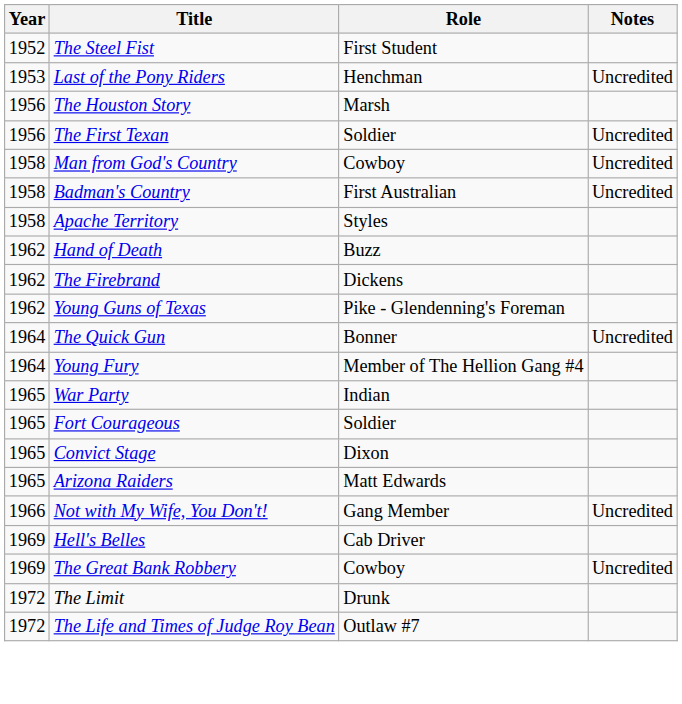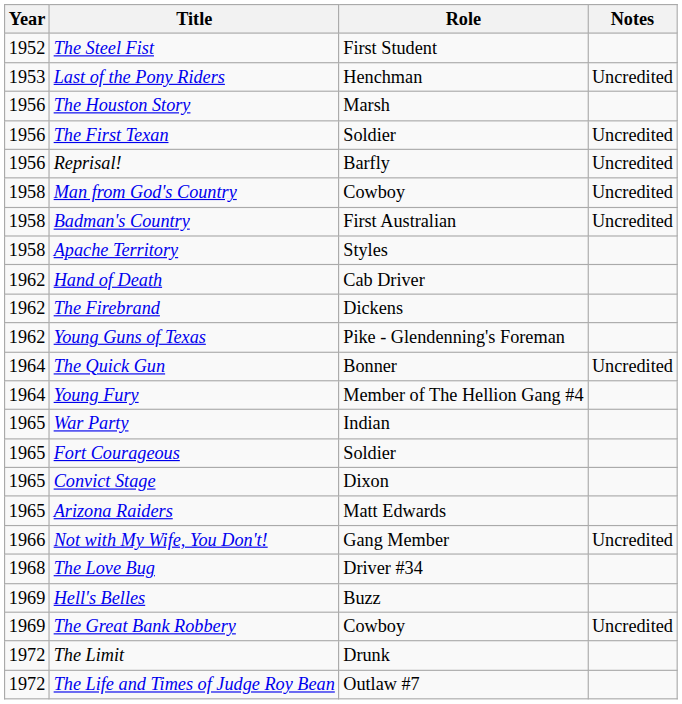+ row: (88, 163)
(362, 250) Buzz -> (384, 279) Cab Driver
+ row: (104, 568)
(384, 539) Cab Driver -> (362, 597) Buzz
